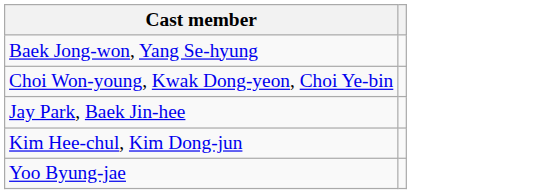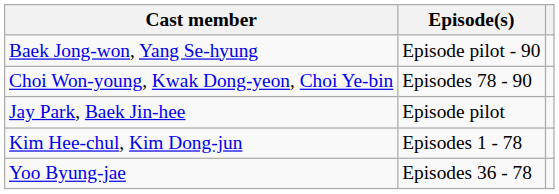+ column: (471, 19)
